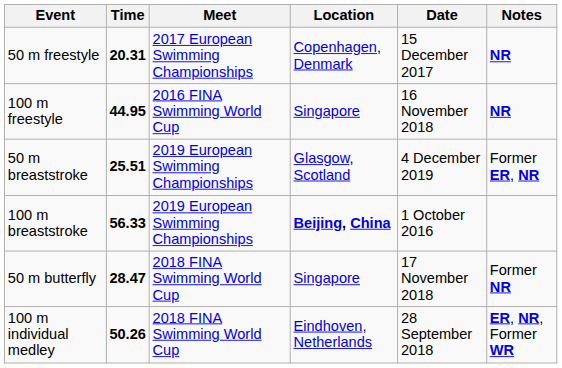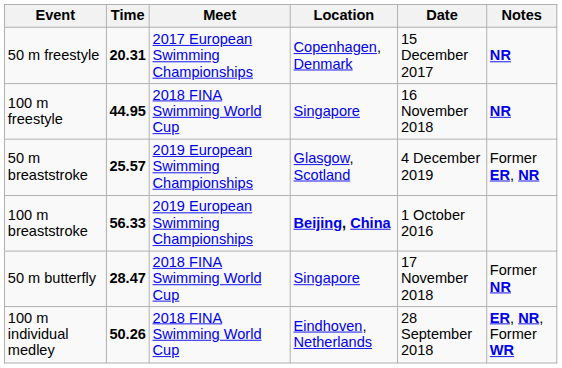(207, 111) 2016 FINA Swimming World Cup -> (207, 111) 2018 FINA Swimming World Cup
(128, 167) 25.51 -> (128, 167) 25.57
